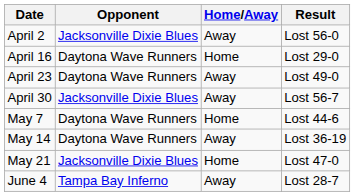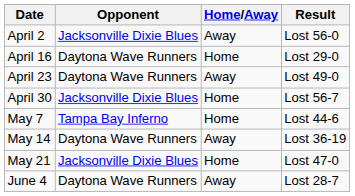(220, 98) Away -> (222, 98) Home
(127, 118) Daytona Wave Runners -> (113, 118) Tampa Bay Inferno
(113, 181) Tampa Bay Inferno -> (127, 181) Daytona Wave Runners
